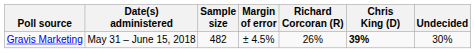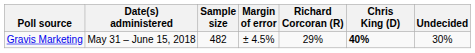(313, 39) 26% -> (313, 39) 29%
(359, 39) 39% -> (359, 39) 40%
